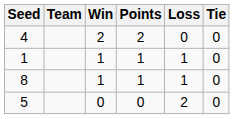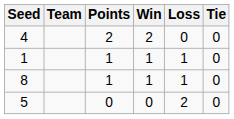columns swapped: (141, 15) <-> (101, 15)
